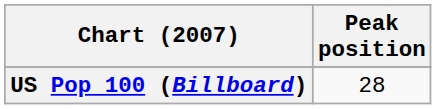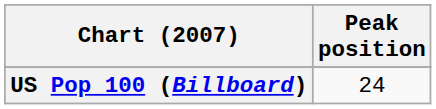(372, 86) 28 -> (372, 86) 24
